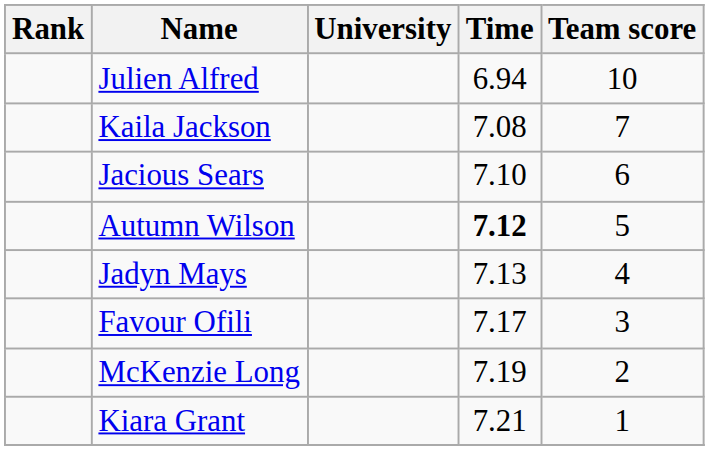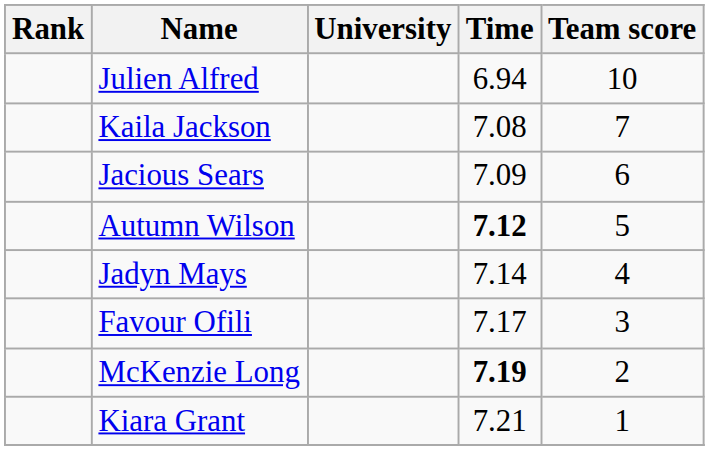(500, 175) 7.10 -> (500, 175) 7.09
(500, 273) 7.13 -> (500, 273) 7.14
(500, 371) normal -> (500, 371) bold
